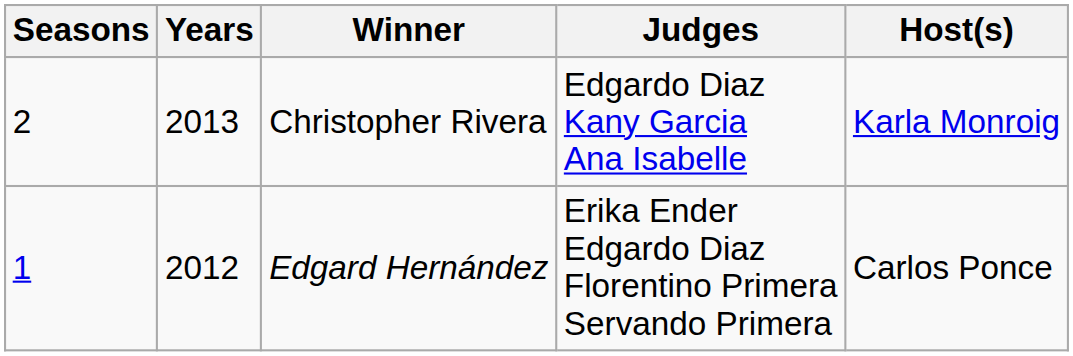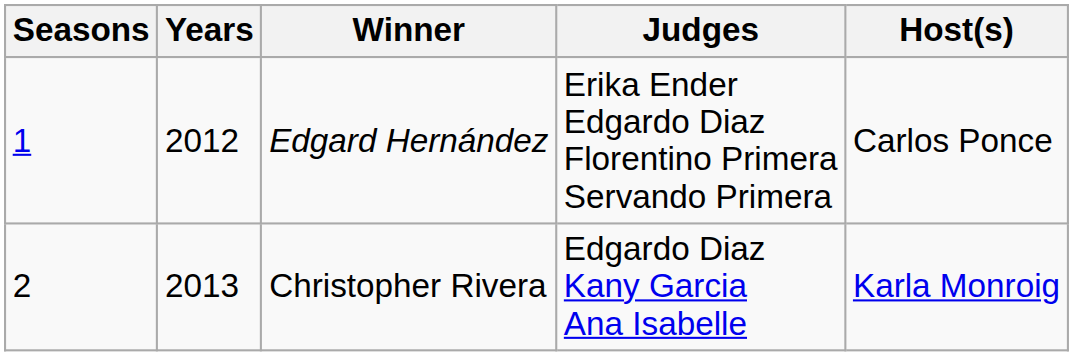rows swapped: (409, 267) <-> (408, 121)
